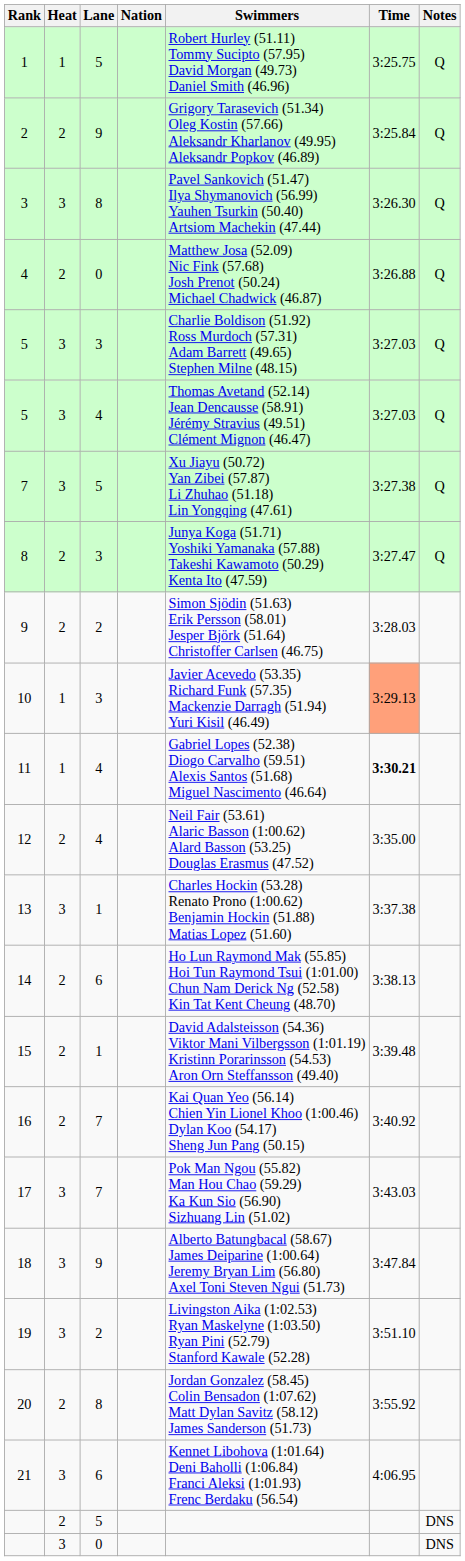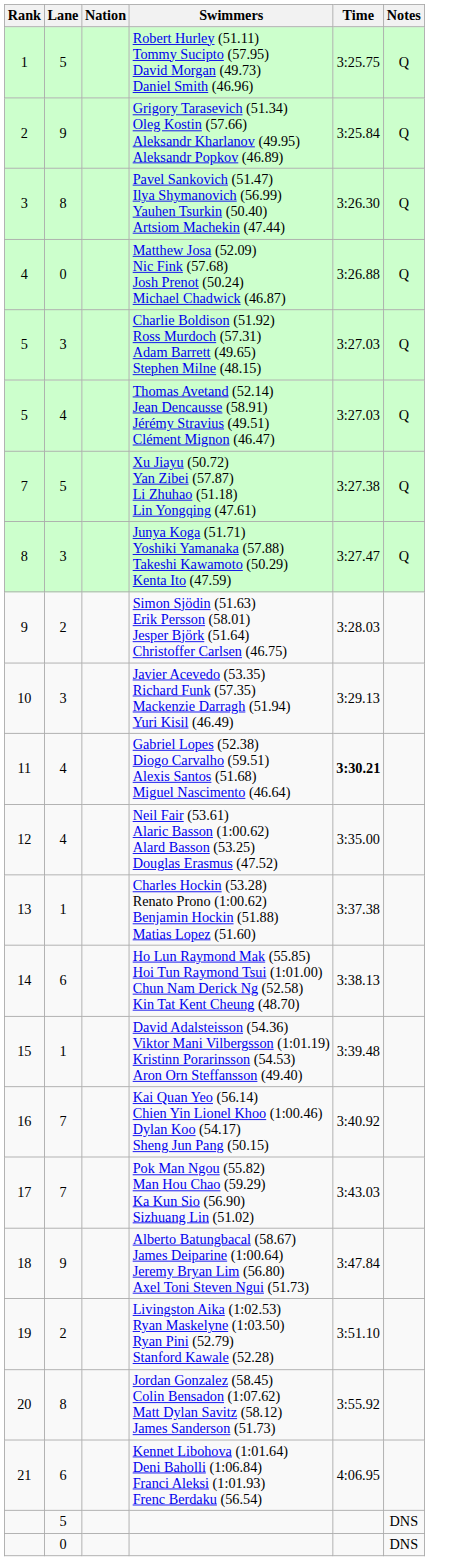- column: (62, 15)
(394, 698) lightsalmon background -> (358, 698) no background
